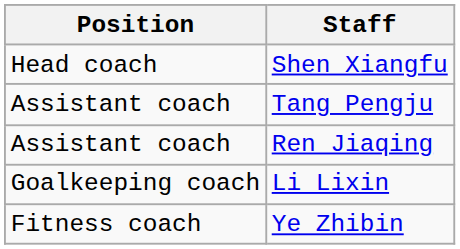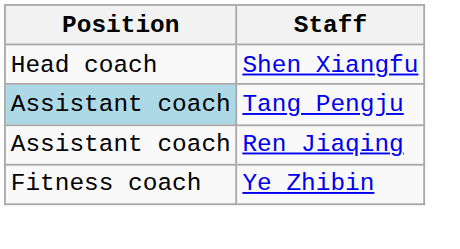(121, 105) no background -> (121, 105) lightblue background
- row: (330, 184)
